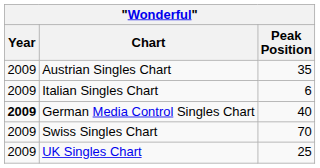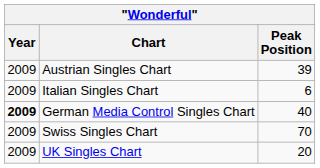(305, 70) 35 -> (305, 70) 39
(305, 152) 25 -> (305, 152) 20
